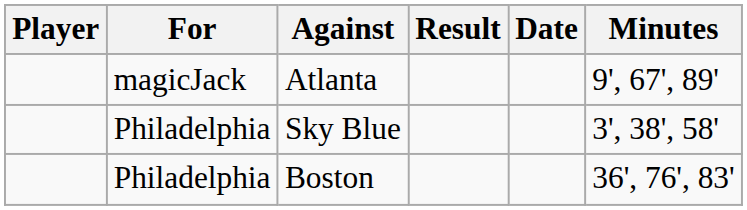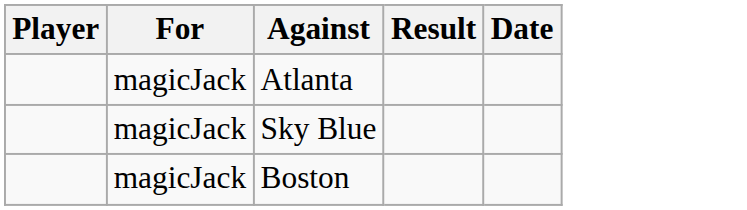- column: (663, 29)
(192, 128) Philadelphia -> (180, 128) magicJack
(192, 178) Philadelphia -> (180, 178) magicJack
